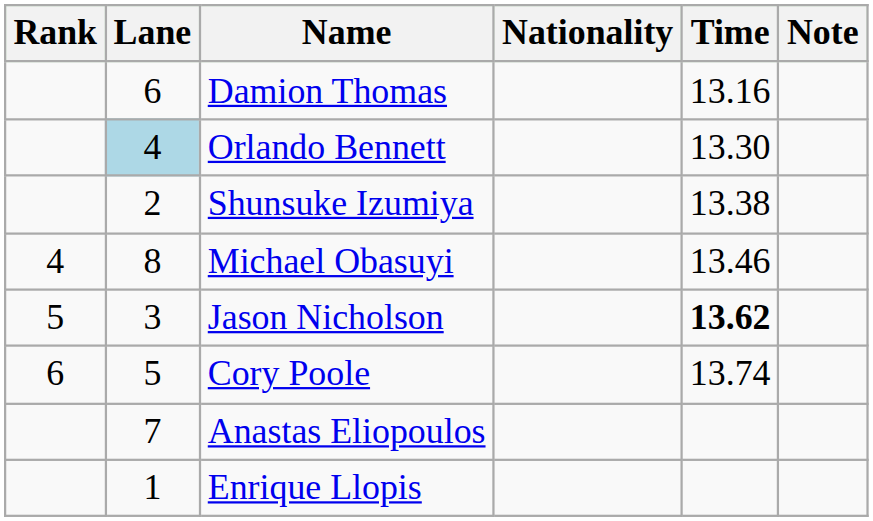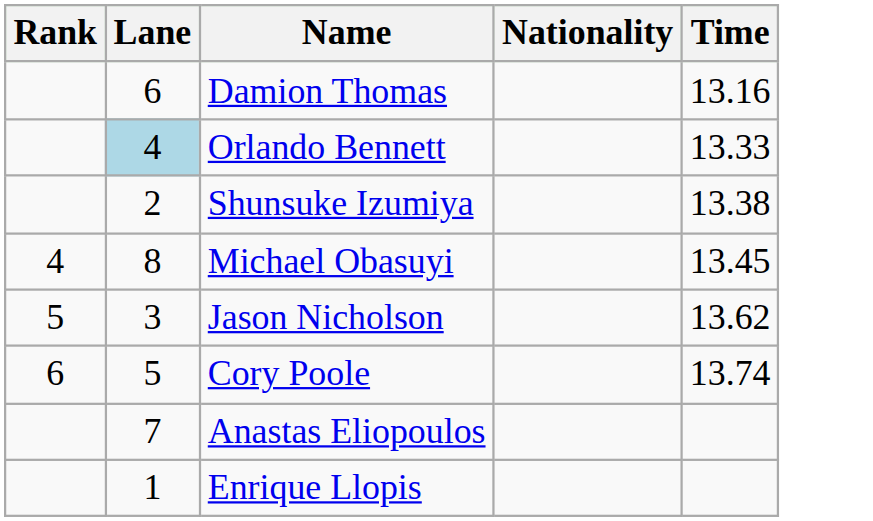- column: (823, 32)
(730, 146) 13.30 -> (730, 146) 13.33
(730, 260) 13.46 -> (730, 260) 13.45
(730, 317) bold -> (730, 317) normal
